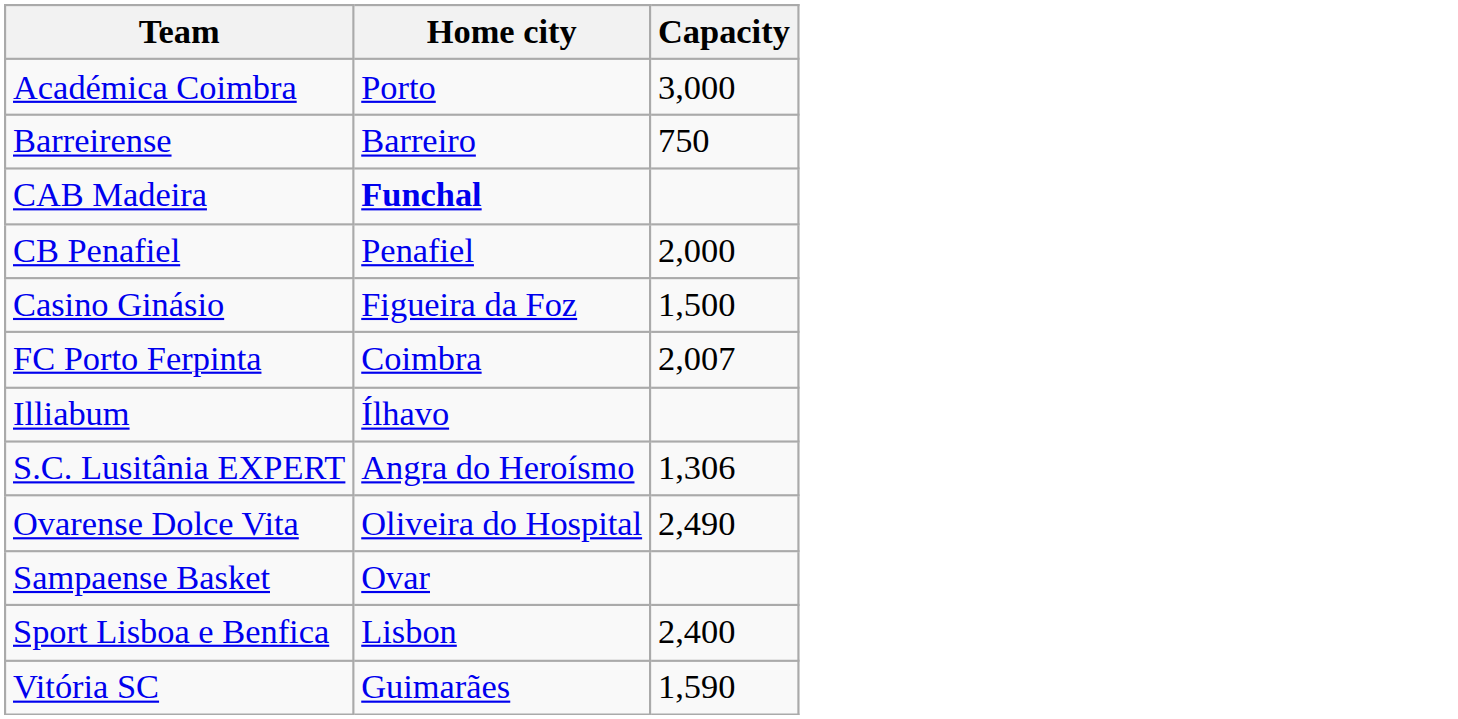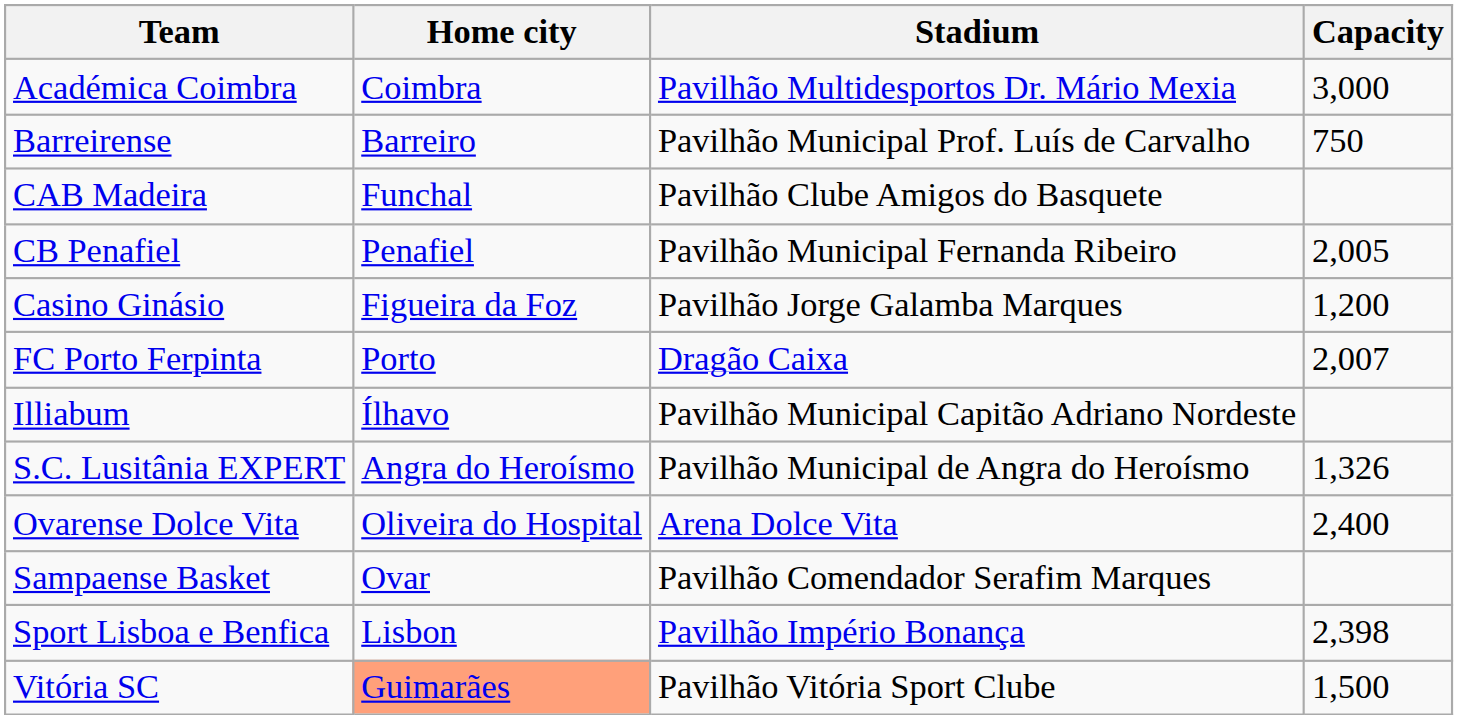+ column: (977, 31)
(399, 86) Porto -> (421, 86) Coimbra
(421, 195) bold -> (417, 195) normal
(697, 250) 2,000 -> (1351, 250) 2,005
(697, 304) 1,500 -> (1351, 304) 1,200
(421, 359) Coimbra -> (399, 359) Porto
(697, 468) 1,306 -> (1351, 468) 1,326
(697, 522) 2,490 -> (1351, 522) 2,400
(697, 631) 2,400 -> (1351, 631) 2,398
(436, 686) no background -> (436, 686) lightsalmon background
(697, 686) 1,590 -> (1351, 686) 1,500
